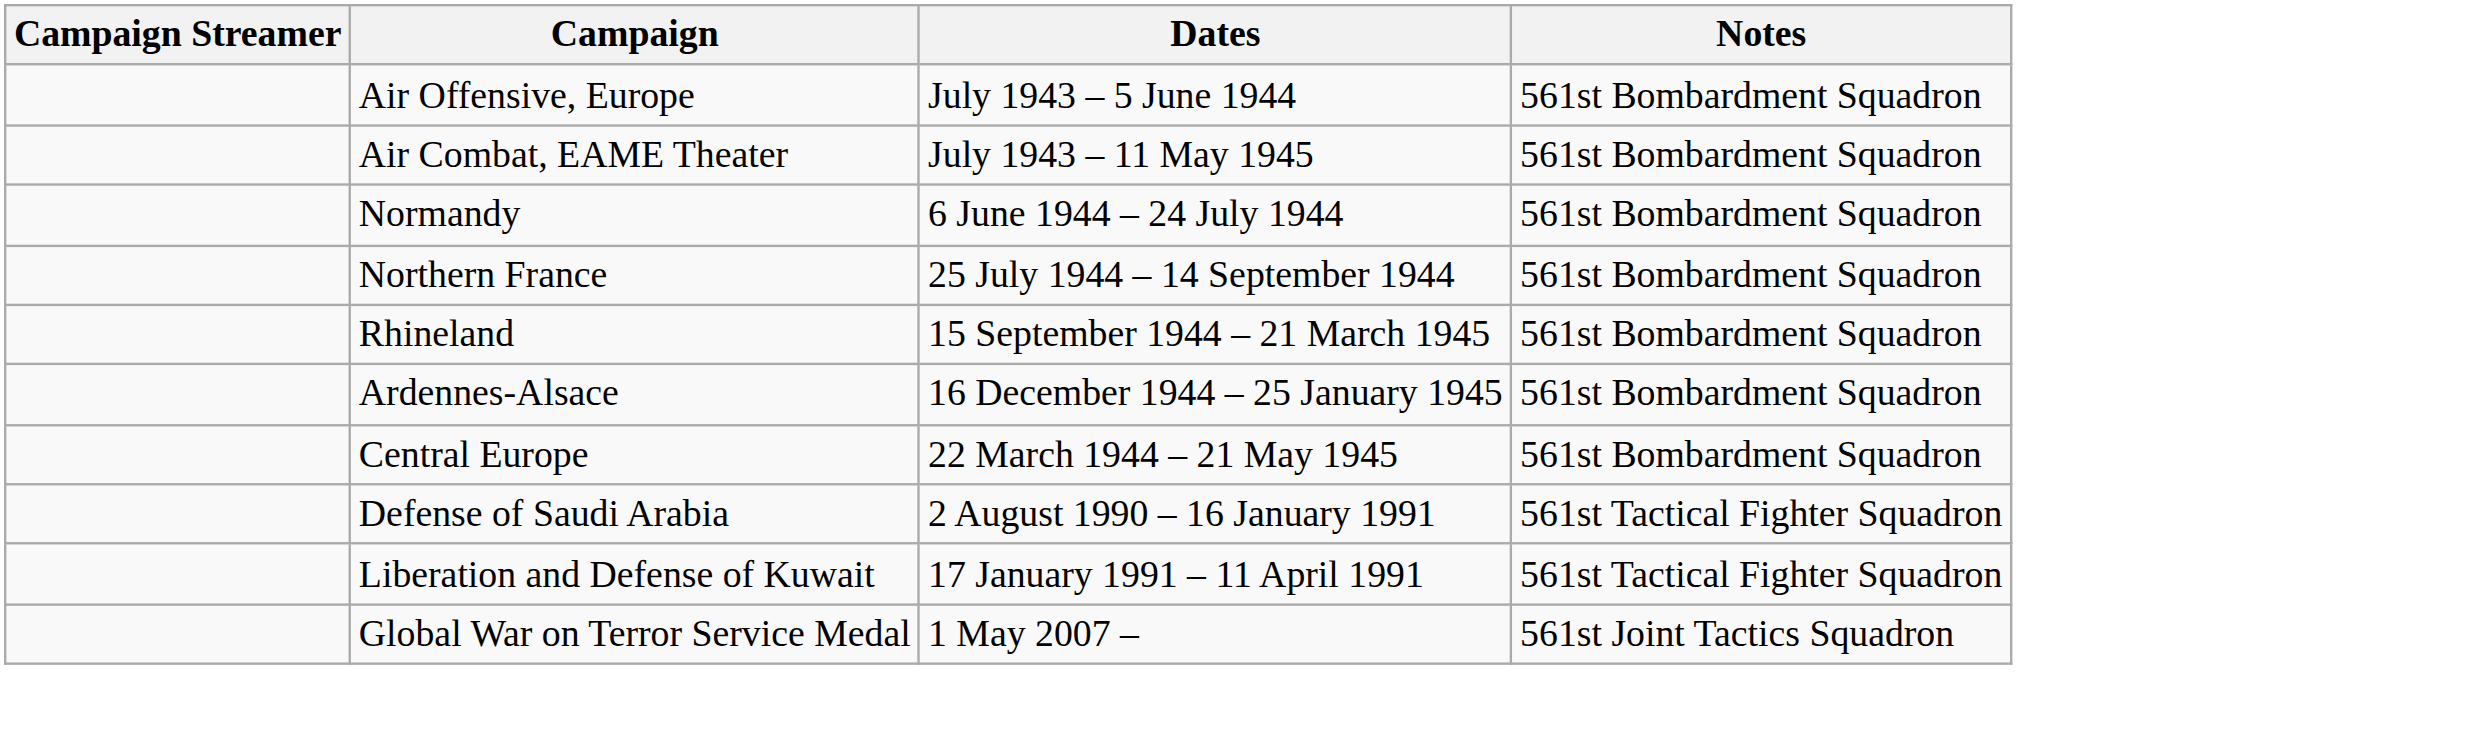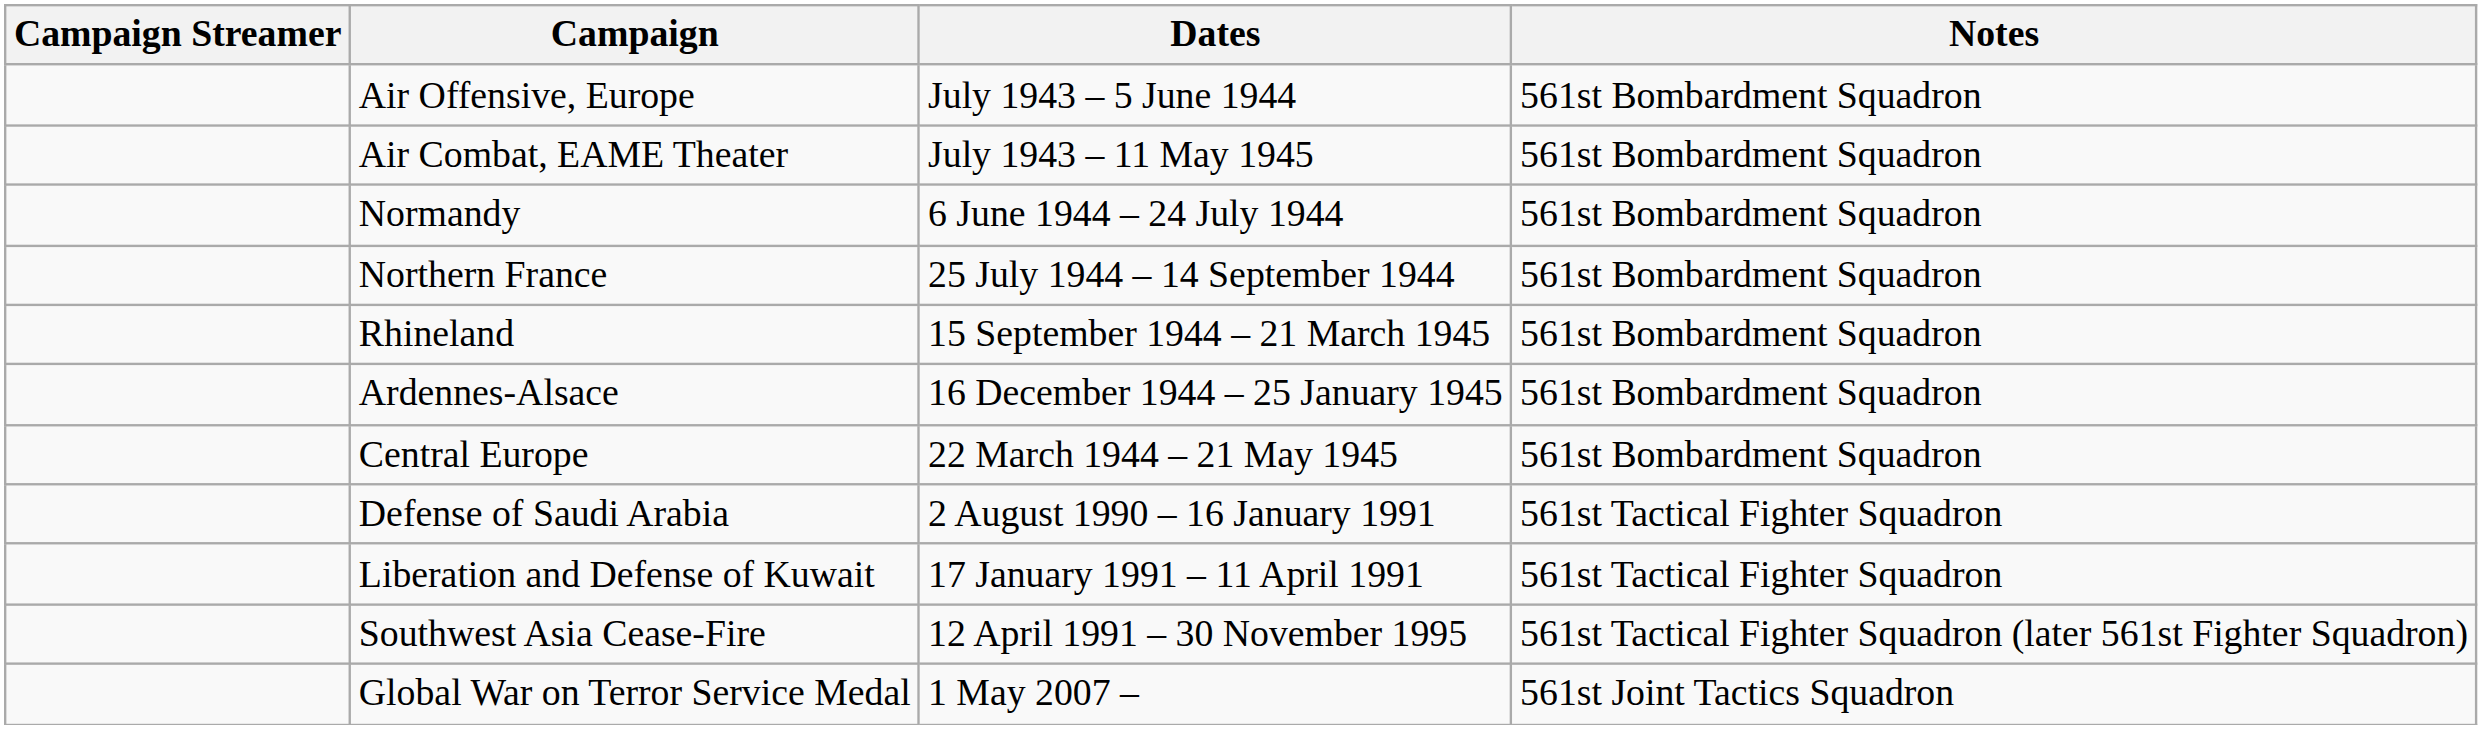+ row: (562, 633)
